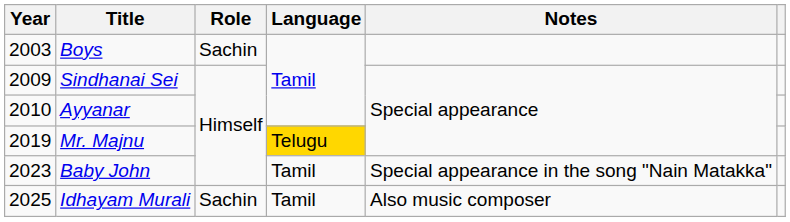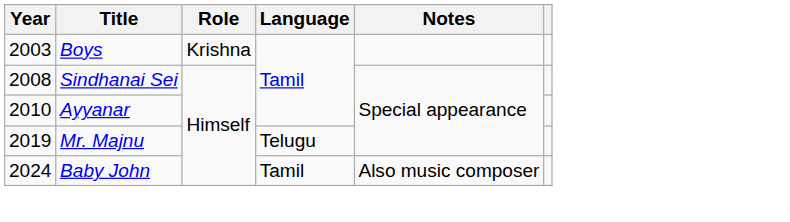(228, 49) Sachin -> (219, 49) Krishna
(30, 79) 2009 -> (30, 79) 2008
(299, 140) gold background -> (288, 140) no background
(30, 170) 2023 -> (30, 170) 2024
(571, 170) Special appearance in the song "Nain Matakka" -> (449, 170) Also music composer
- row: (125, 200)
